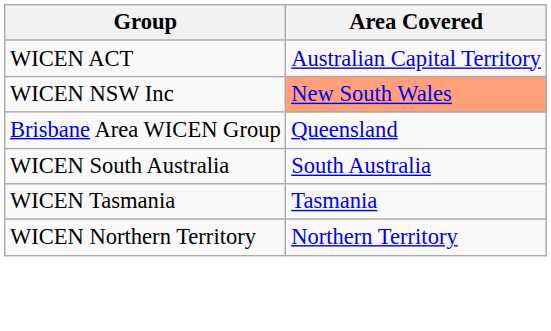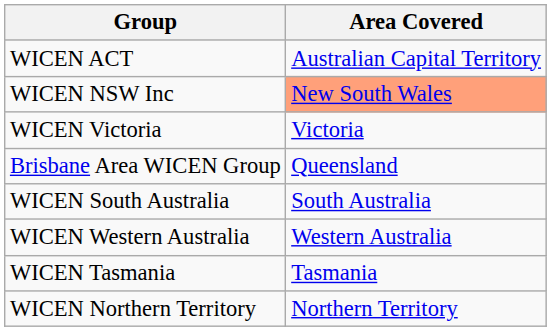+ row: (86, 129)
+ row: (130, 237)
